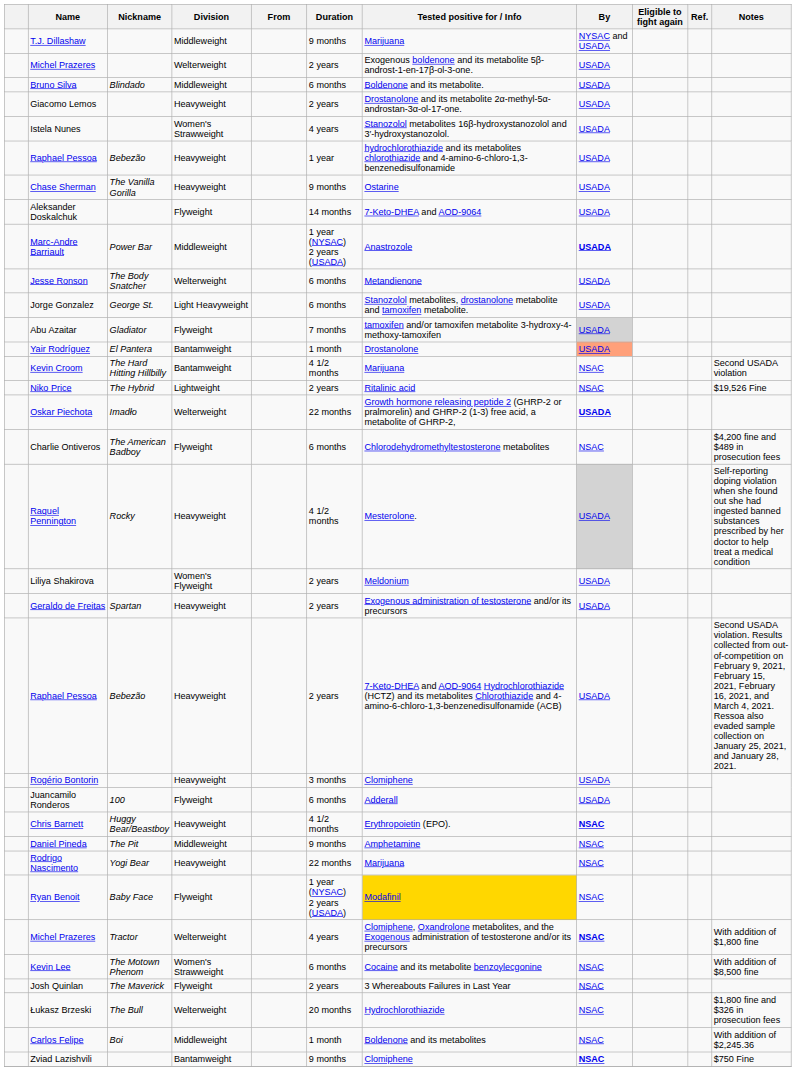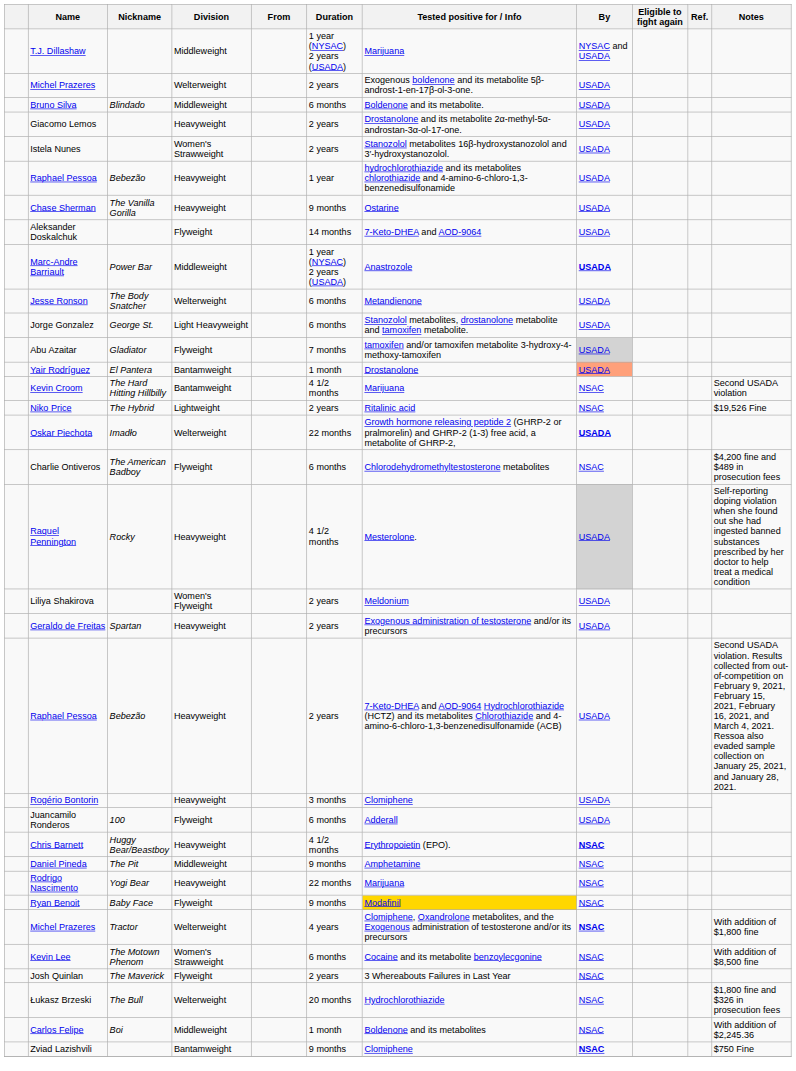(328, 41) 9 months -> (327, 51) 1 year (NYSAC) 2 years (USADA)
(324, 129) 4 years -> (324, 149) 2 years
(327, 898) 1 year (NYSAC) 2 years (USADA) -> (328, 903) 9 months
